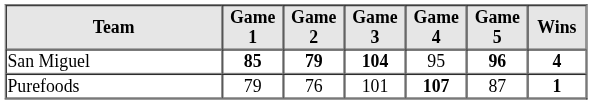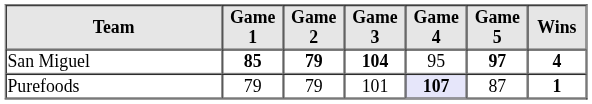(497, 61) 96 -> (497, 61) 97
(314, 86) 76 -> (314, 86) 79
(436, 86) no background -> (436, 86) lavender background
